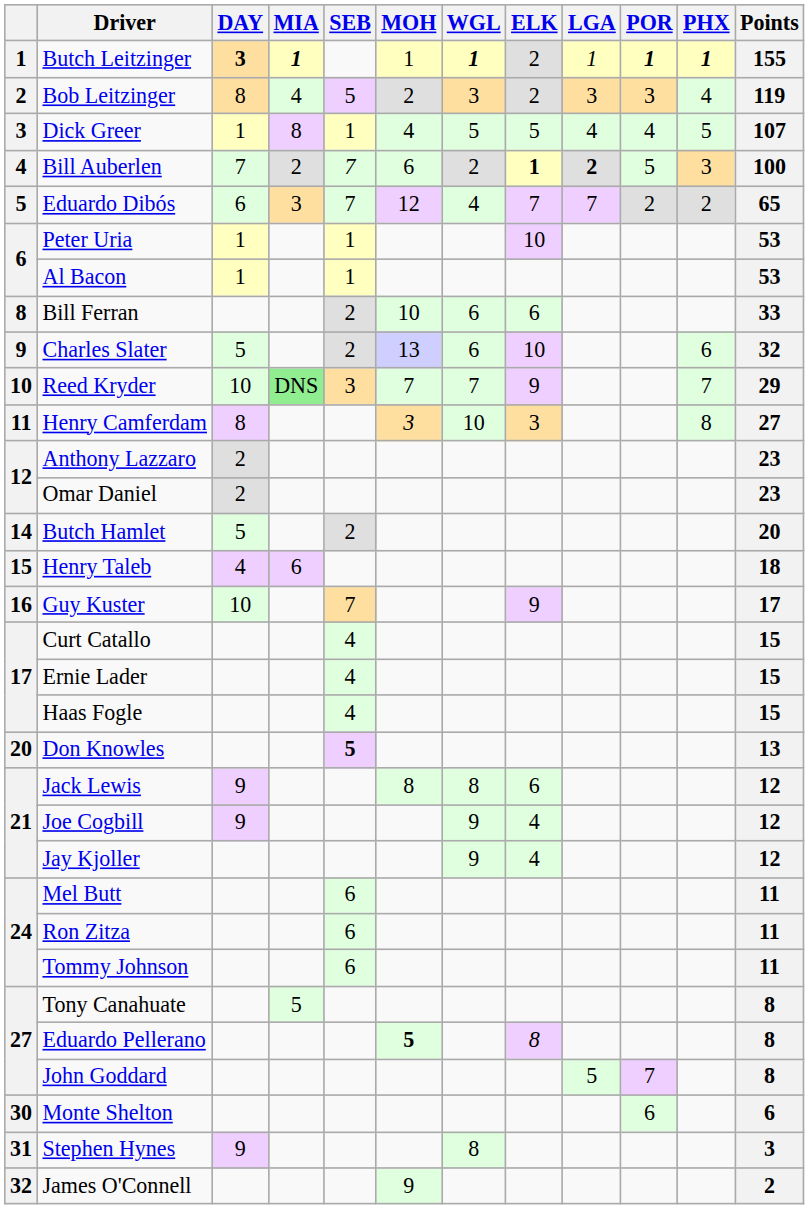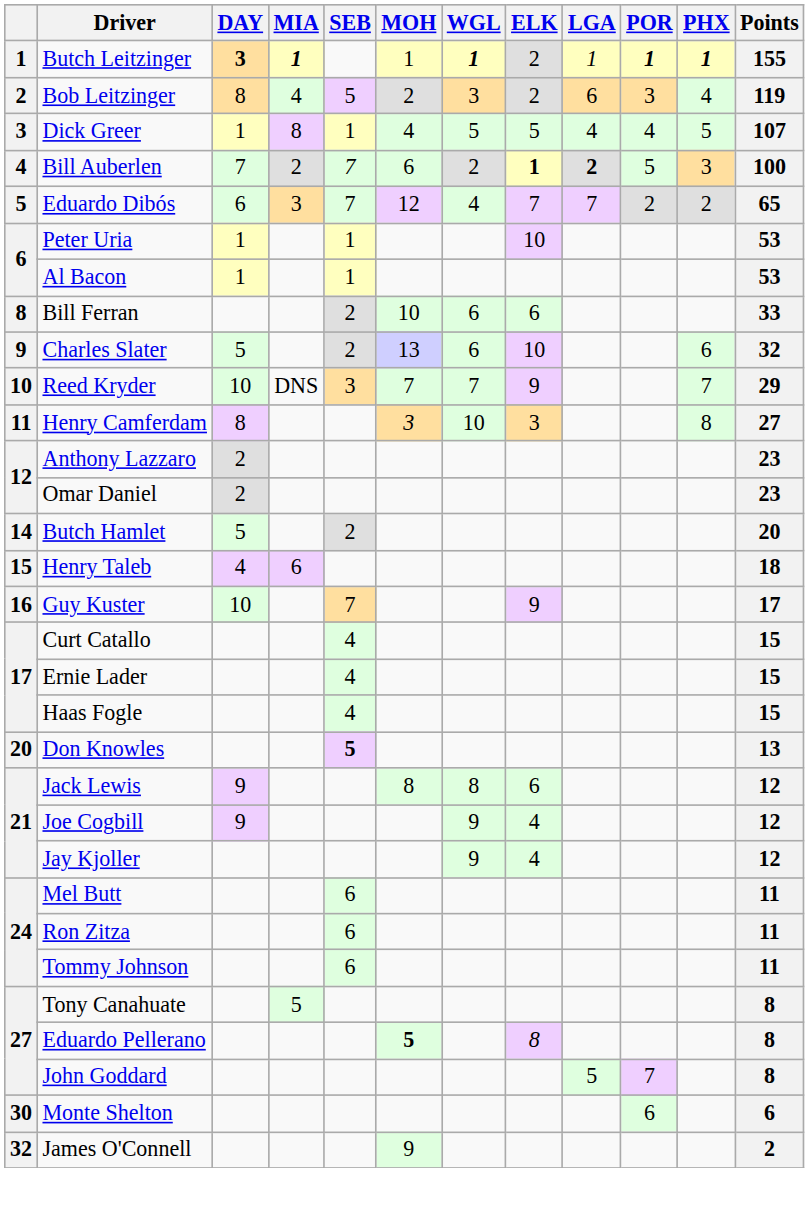(592, 94) 3 -> (592, 94) 6
(296, 385) lightgreen background -> (296, 385) no background
- row: (109, 1149)
